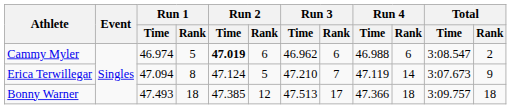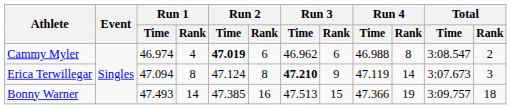(192, 54) 5 -> (192, 54) 4
(408, 54) 6 -> (408, 54) 8
(264, 74) 5 -> (264, 74) 8
(300, 74) normal -> (300, 74) bold
(336, 74) 7 -> (336, 74) 9
(490, 74) 9 -> (490, 74) 3
(192, 94) 18 -> (192, 94) 14
(264, 94) 12 -> (264, 94) 16
(336, 94) 17 -> (336, 94) 15
(408, 94) 18 -> (408, 94) 19
